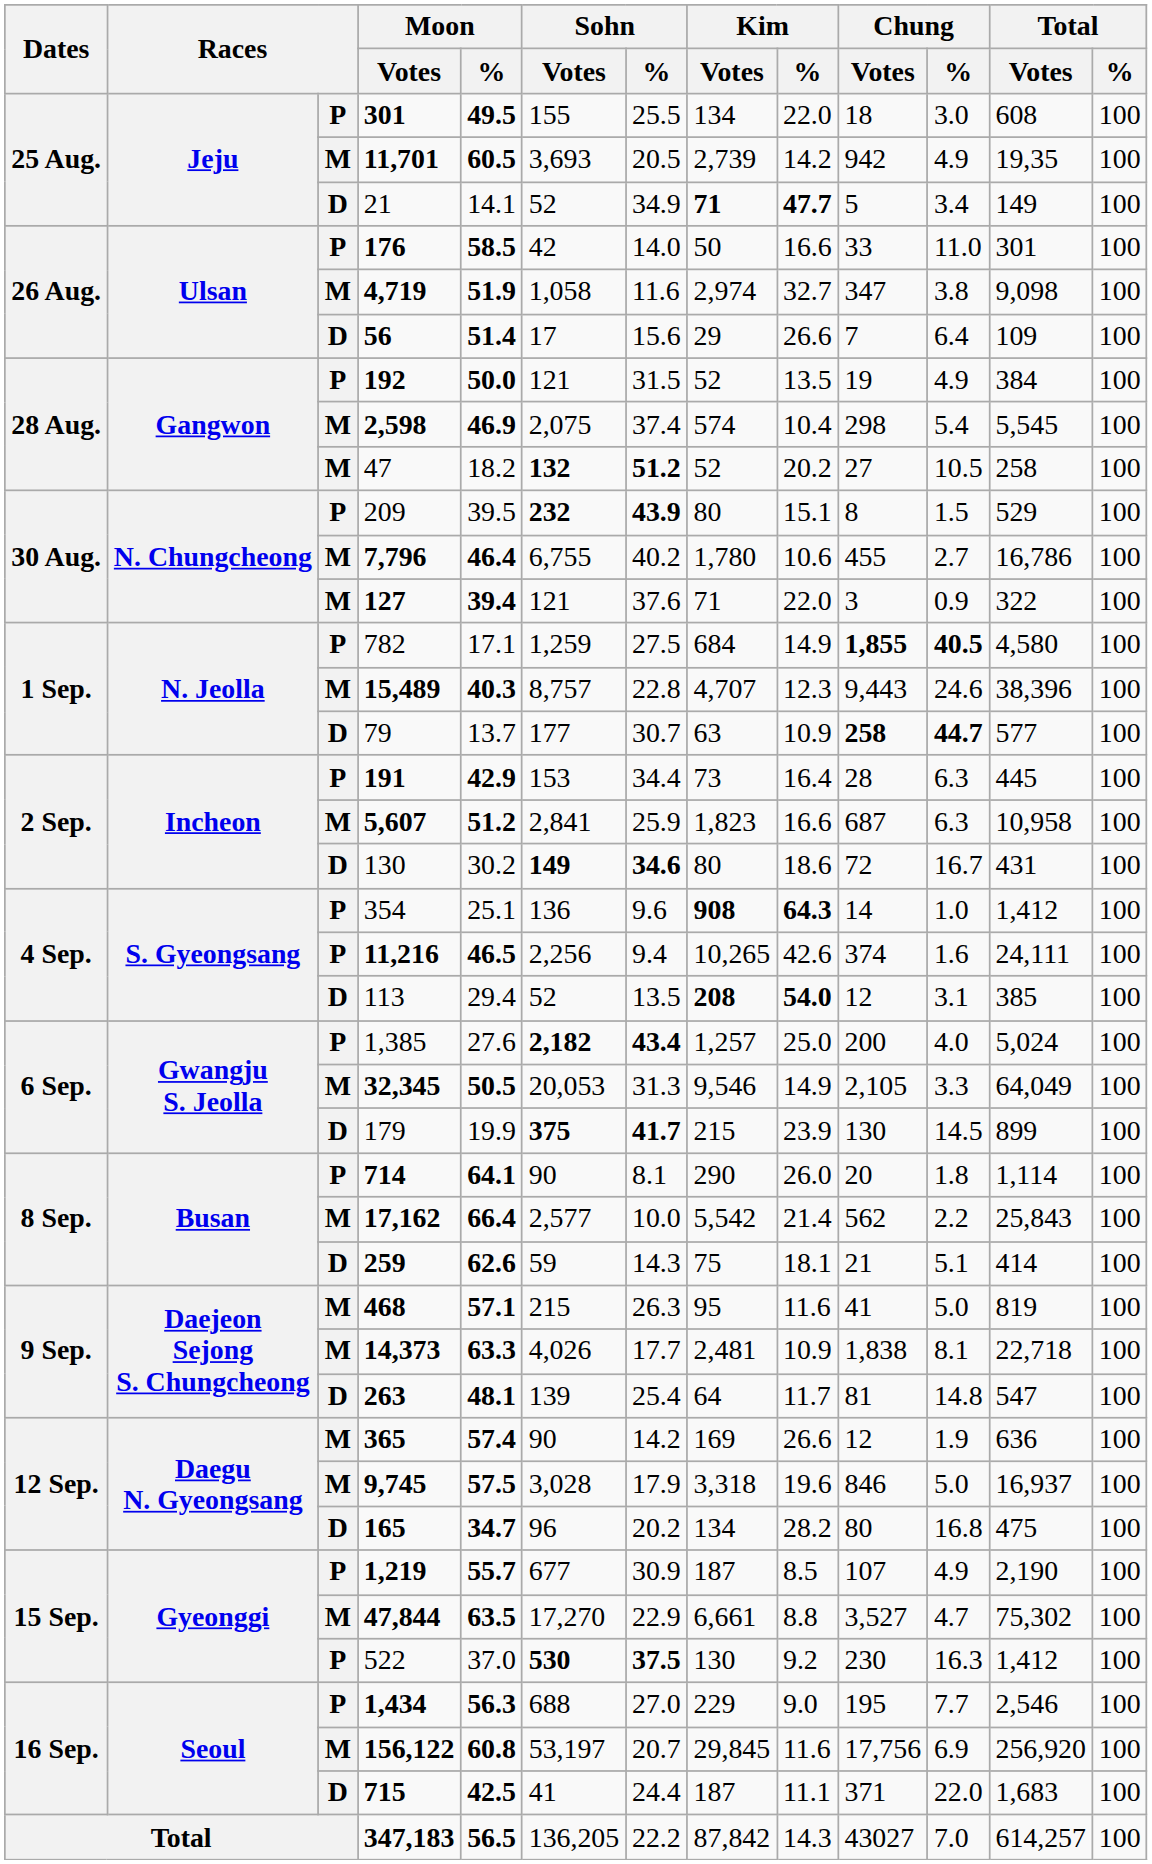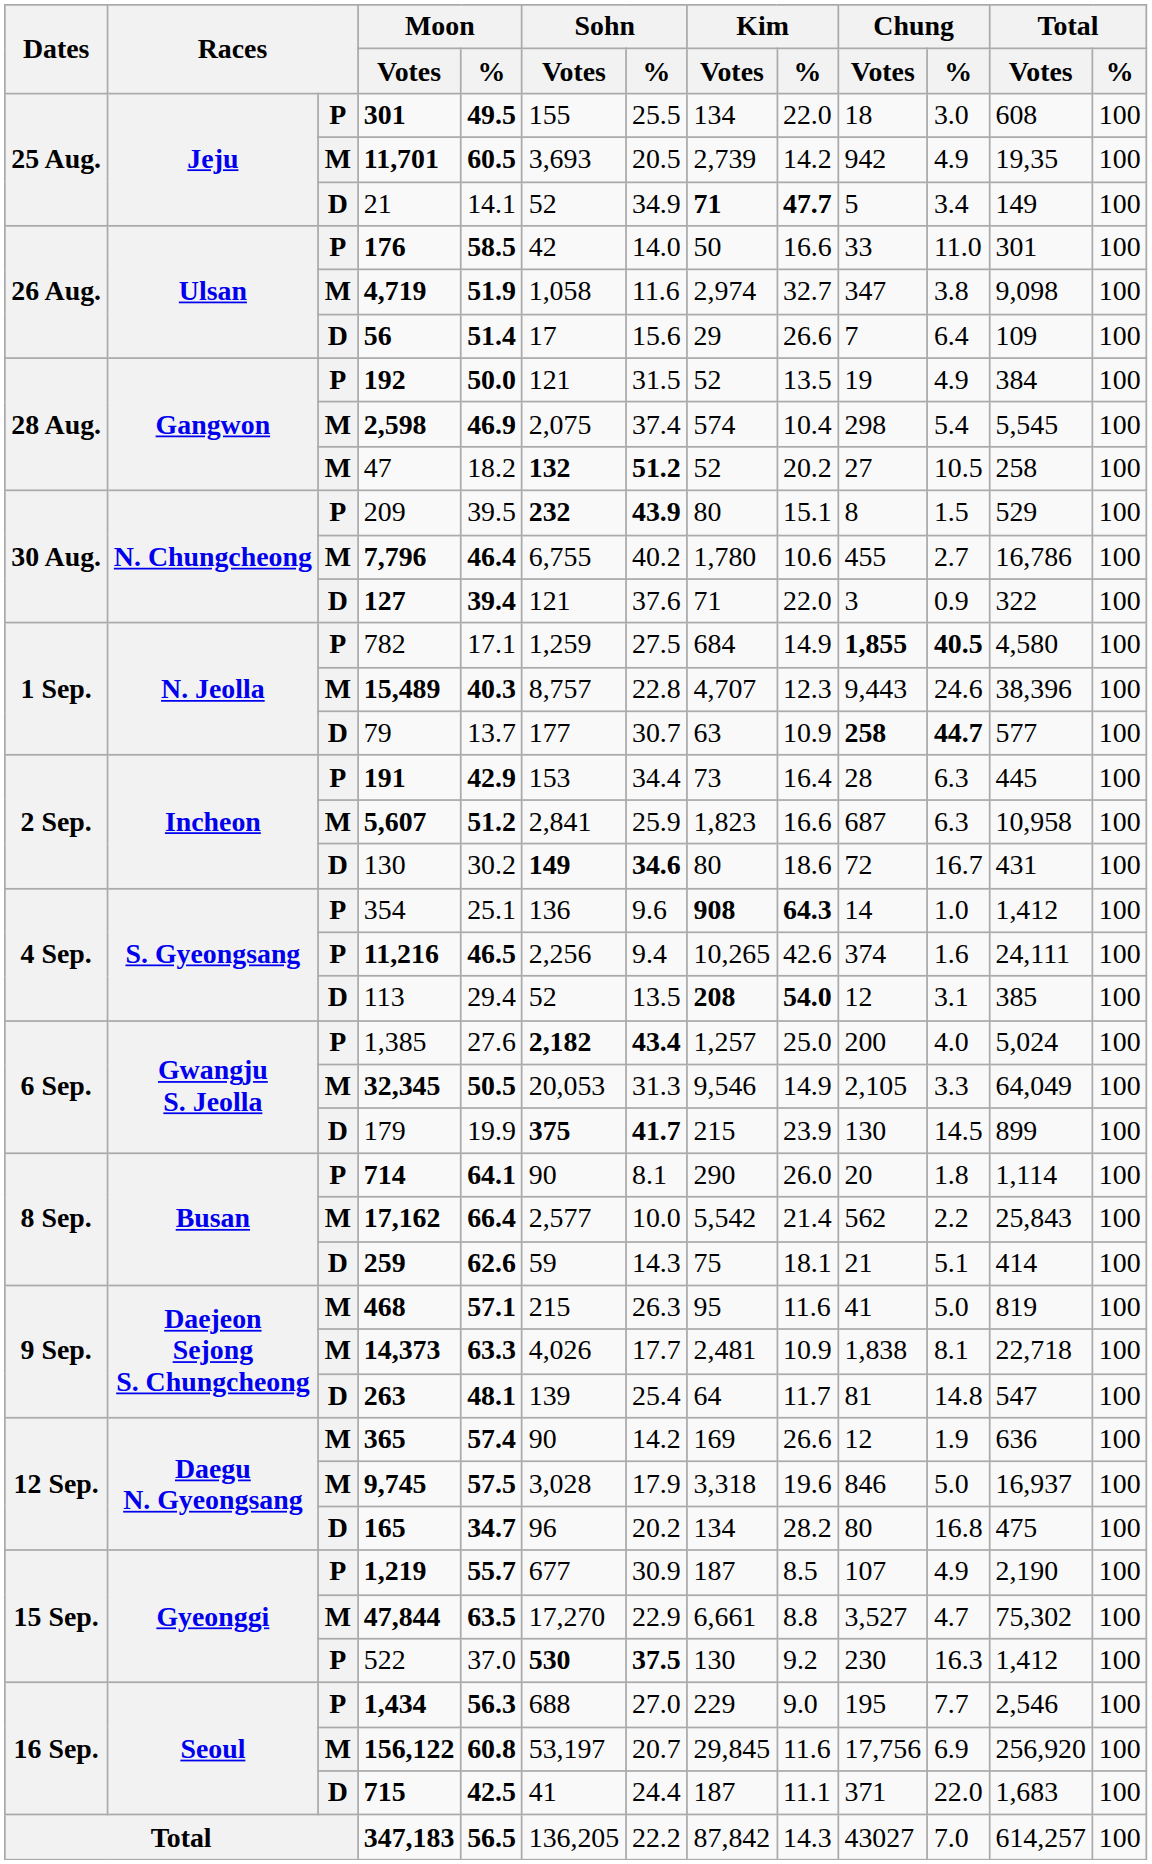(338, 600) M -> (338, 600) D
